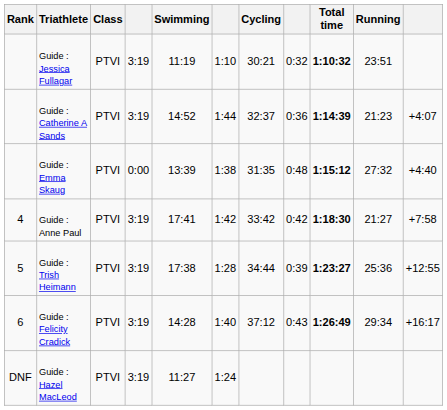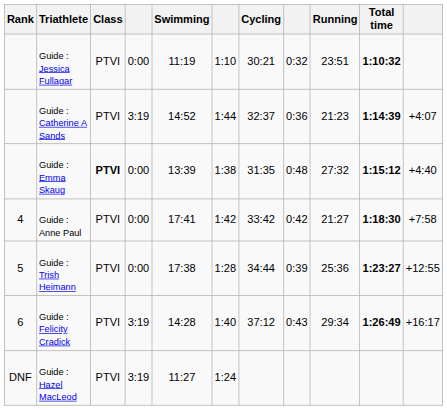columns swapped: (378, 19) <-> (332, 19)
(138, 61) 3:19 -> (138, 61) 0:00
(108, 171) normal -> (108, 171) bold
(138, 219) 3:19 -> (138, 219) 0:00
(138, 268) 3:19 -> (138, 268) 0:00
